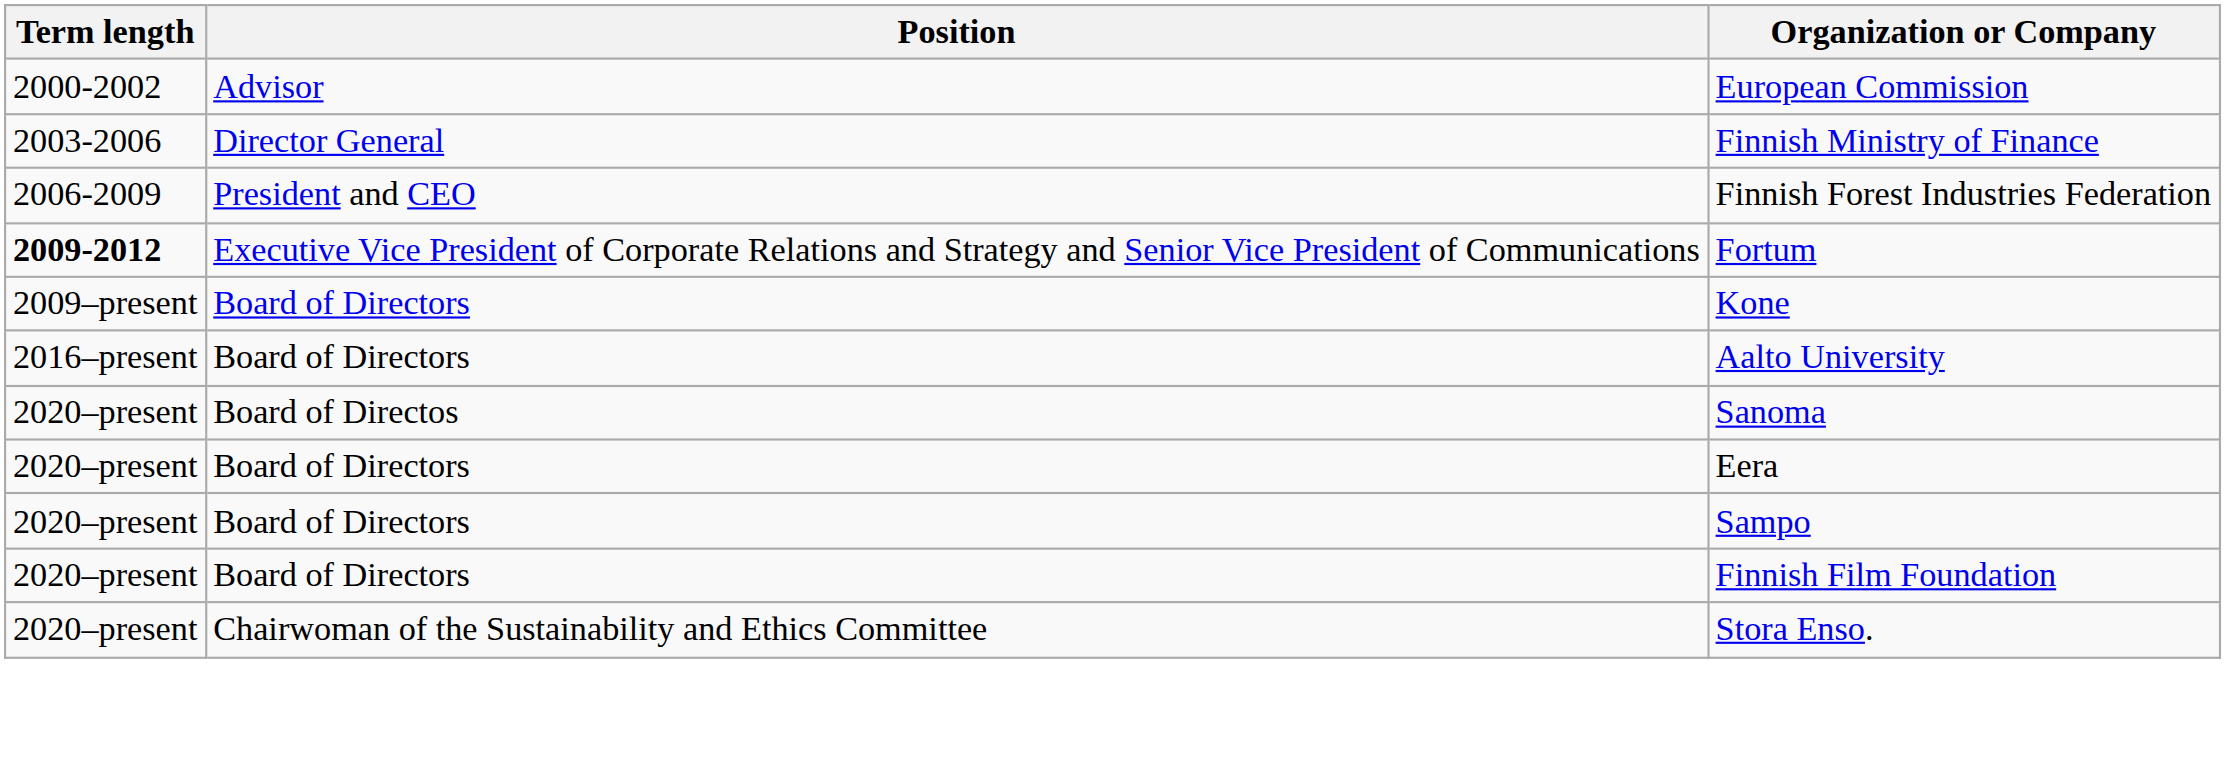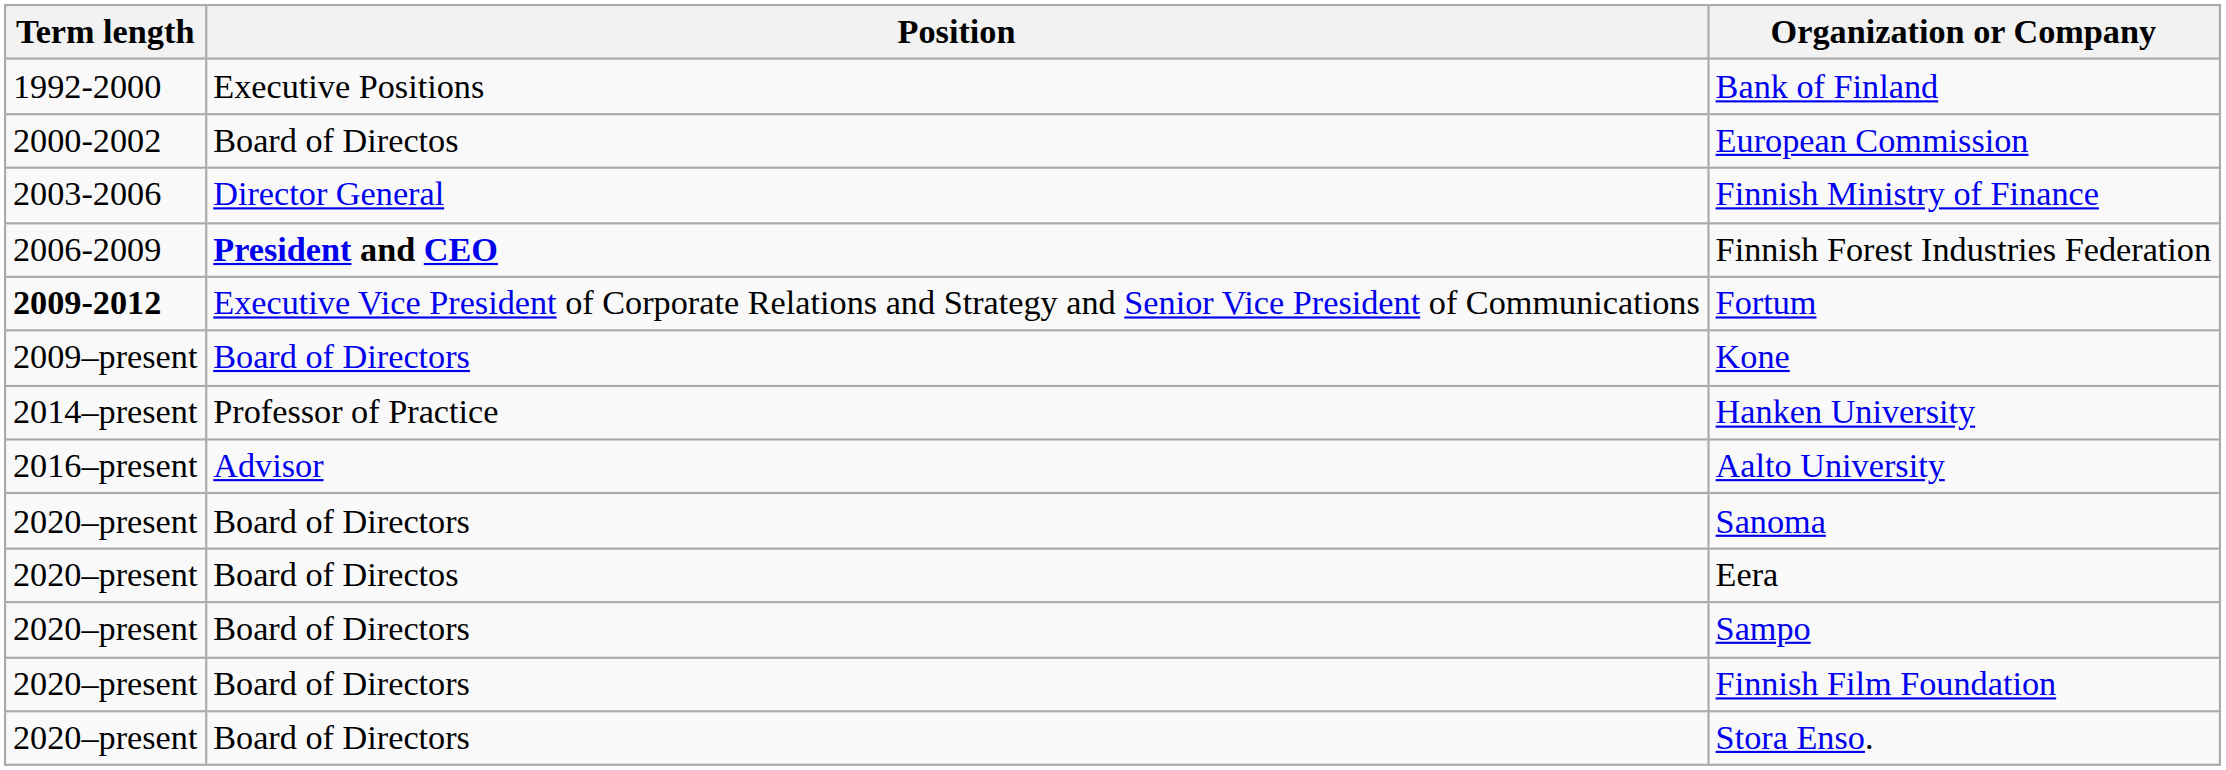+ row: (1827, 85)
(268, 85) Advisor -> (336, 140) Board of Directos
(344, 194) normal -> (356, 248) bold
+ row: (1845, 411)
(342, 357) Board of Directors -> (268, 466) Advisor
(336, 411) Board of Directos -> (342, 520) Board of Directors
(342, 466) Board of Directors -> (336, 574) Board of Directos
(600, 628) Chairwoman of the Sustainability and Ethics Committee -> (342, 737) Board of Directors
